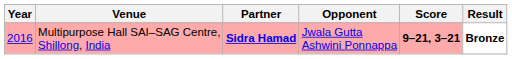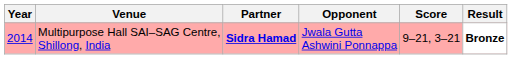(20, 38) 2016 -> (20, 38) 2014
(431, 38) bold -> (431, 38) normal
